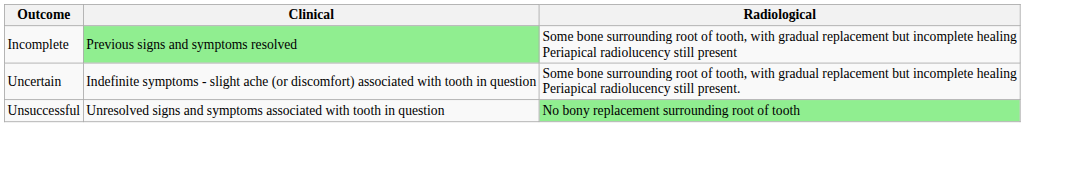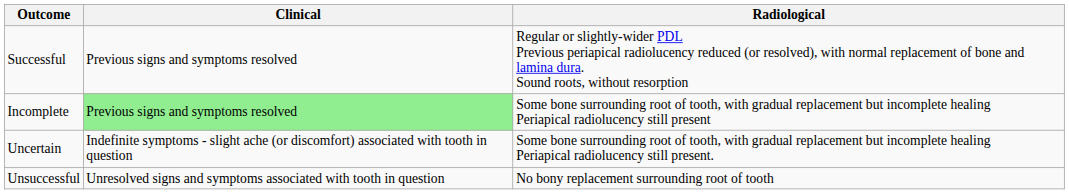+ row: (37, 59)
(671, 110) lightgreen background -> (645, 178) no background
